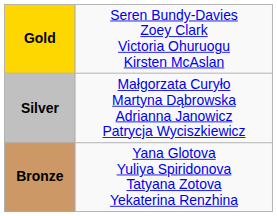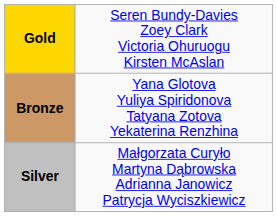rows swapped: (40, 108) <-> (40, 177)
